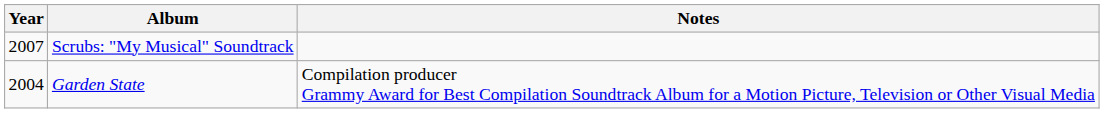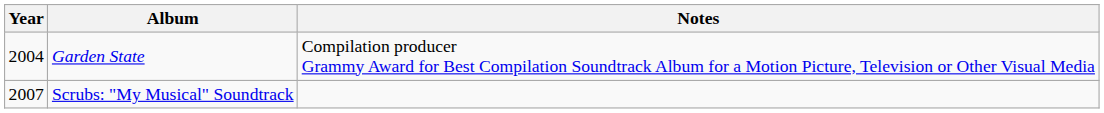rows swapped: (98, 84) <-> (173, 46)
